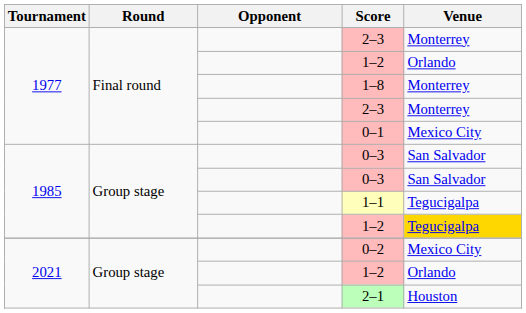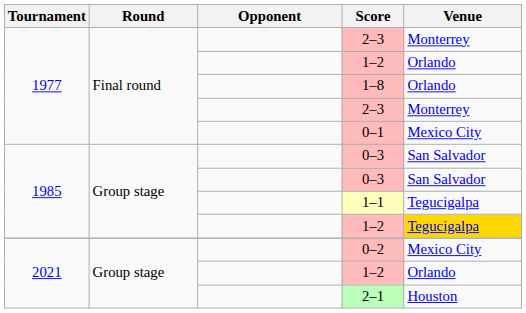(438, 86) Monterrey -> (431, 86) Orlando
